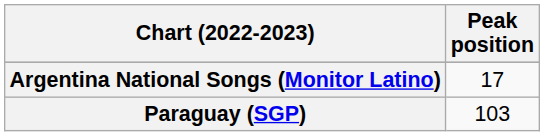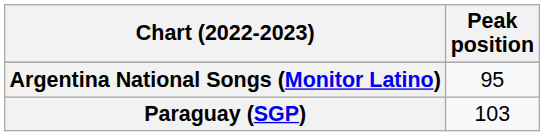(492, 79) 17 -> (492, 79) 95
